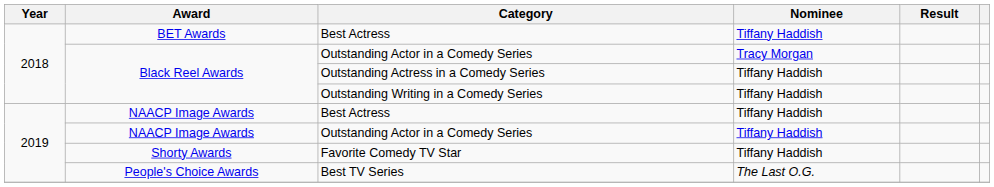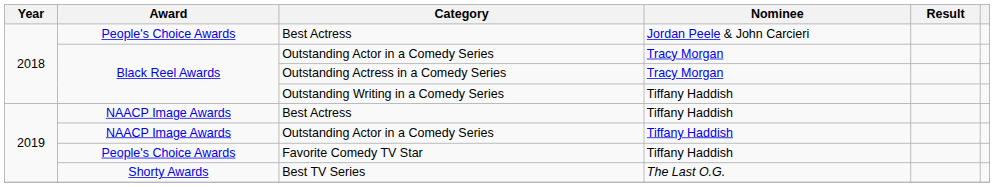(191, 34) BET Awards -> (168, 34) People's Choice Awards
(780, 34) Tiffany Haddish -> (728, 34) Jordan Peele & John Carcieri
(780, 73) Tiffany Haddish -> (685, 73) Tracy Morgan
(191, 152) Shorty Awards -> (168, 152) People's Choice Awards
(191, 172) People's Choice Awards -> (168, 172) Shorty Awards
